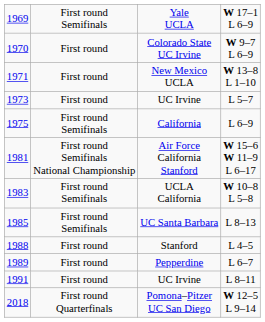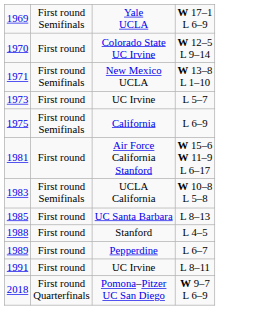(241, 48) W 9–7 L 6–9 -> (195, 48) W 12–5 L 9–14
(84, 77) First round -> (61, 77) First round Semifinals
(84, 158) First round Semifinals National Championship -> (61, 158) First round
(84, 222) First round Semifinals -> (61, 216) First round
(241, 302) W 12–5 L 9–14 -> (195, 290) W 9–7 L 6–9
